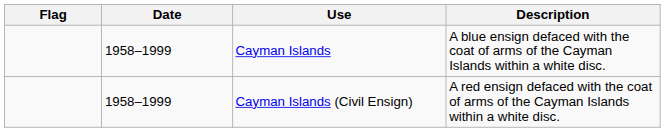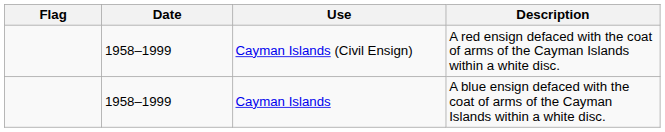rows swapped: (283, 51) <-> (324, 101)
